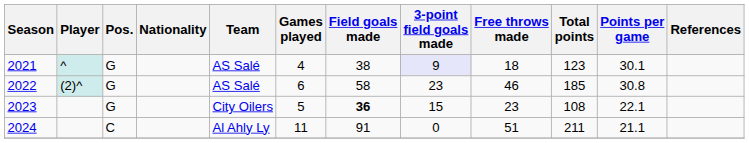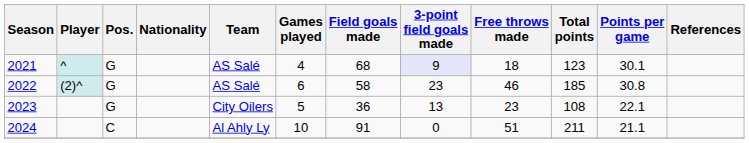(363, 65) 38 -> (363, 65) 68
(363, 106) bold -> (363, 106) normal
(436, 106) 15 -> (436, 106) 13
(301, 127) 11 -> (301, 127) 10
